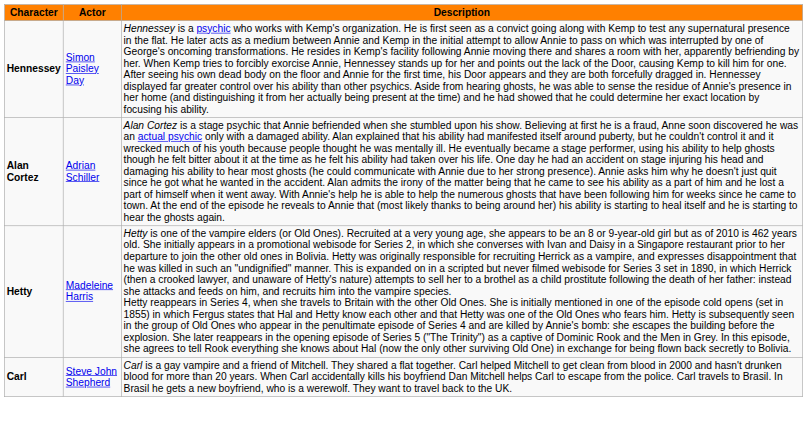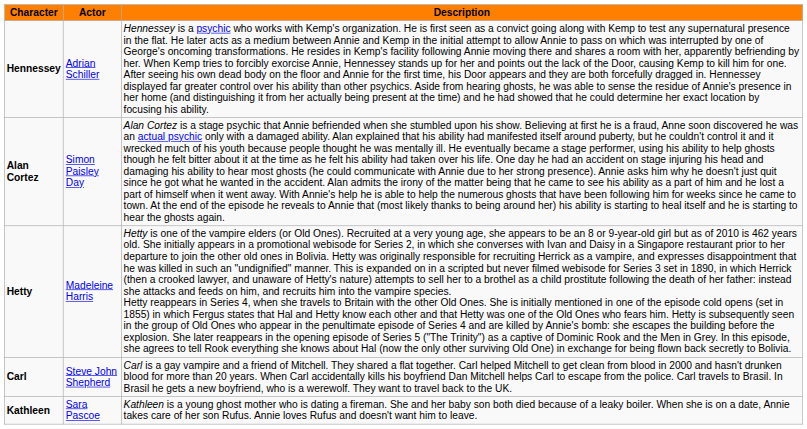(82, 69) Simon Paisley Day -> (83, 69) Adrian Schiller
(83, 171) Adrian Schiller -> (82, 171) Simon Paisley Day
+ row: (28, 410)
